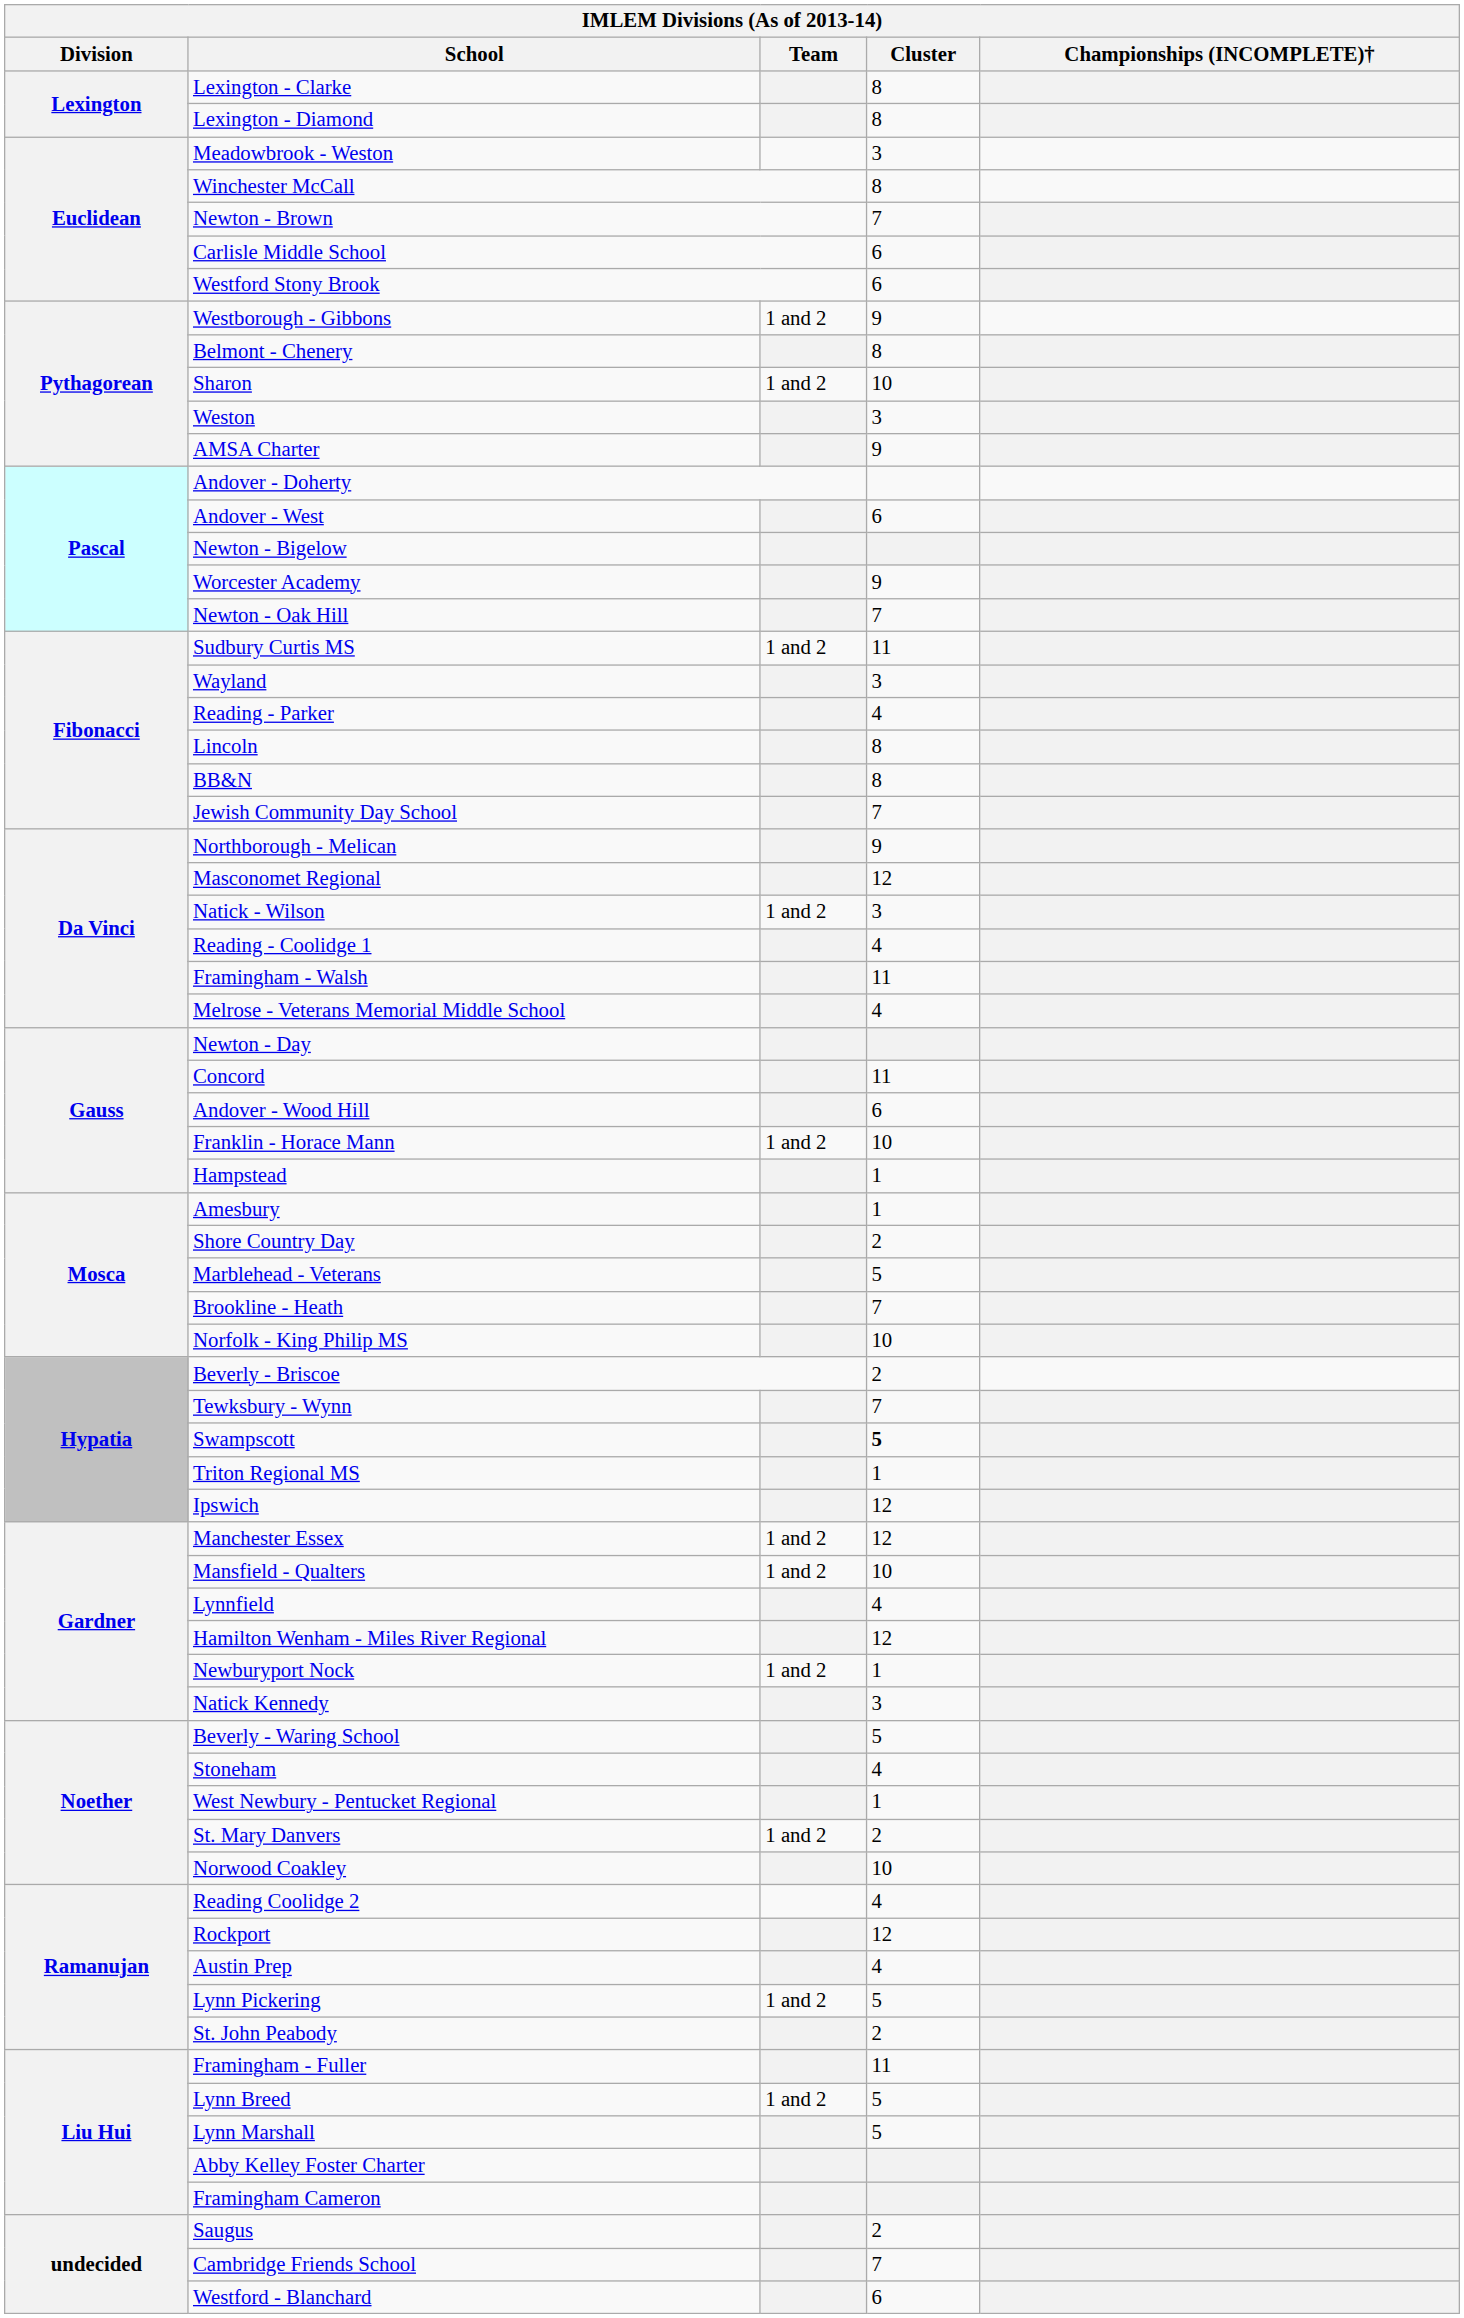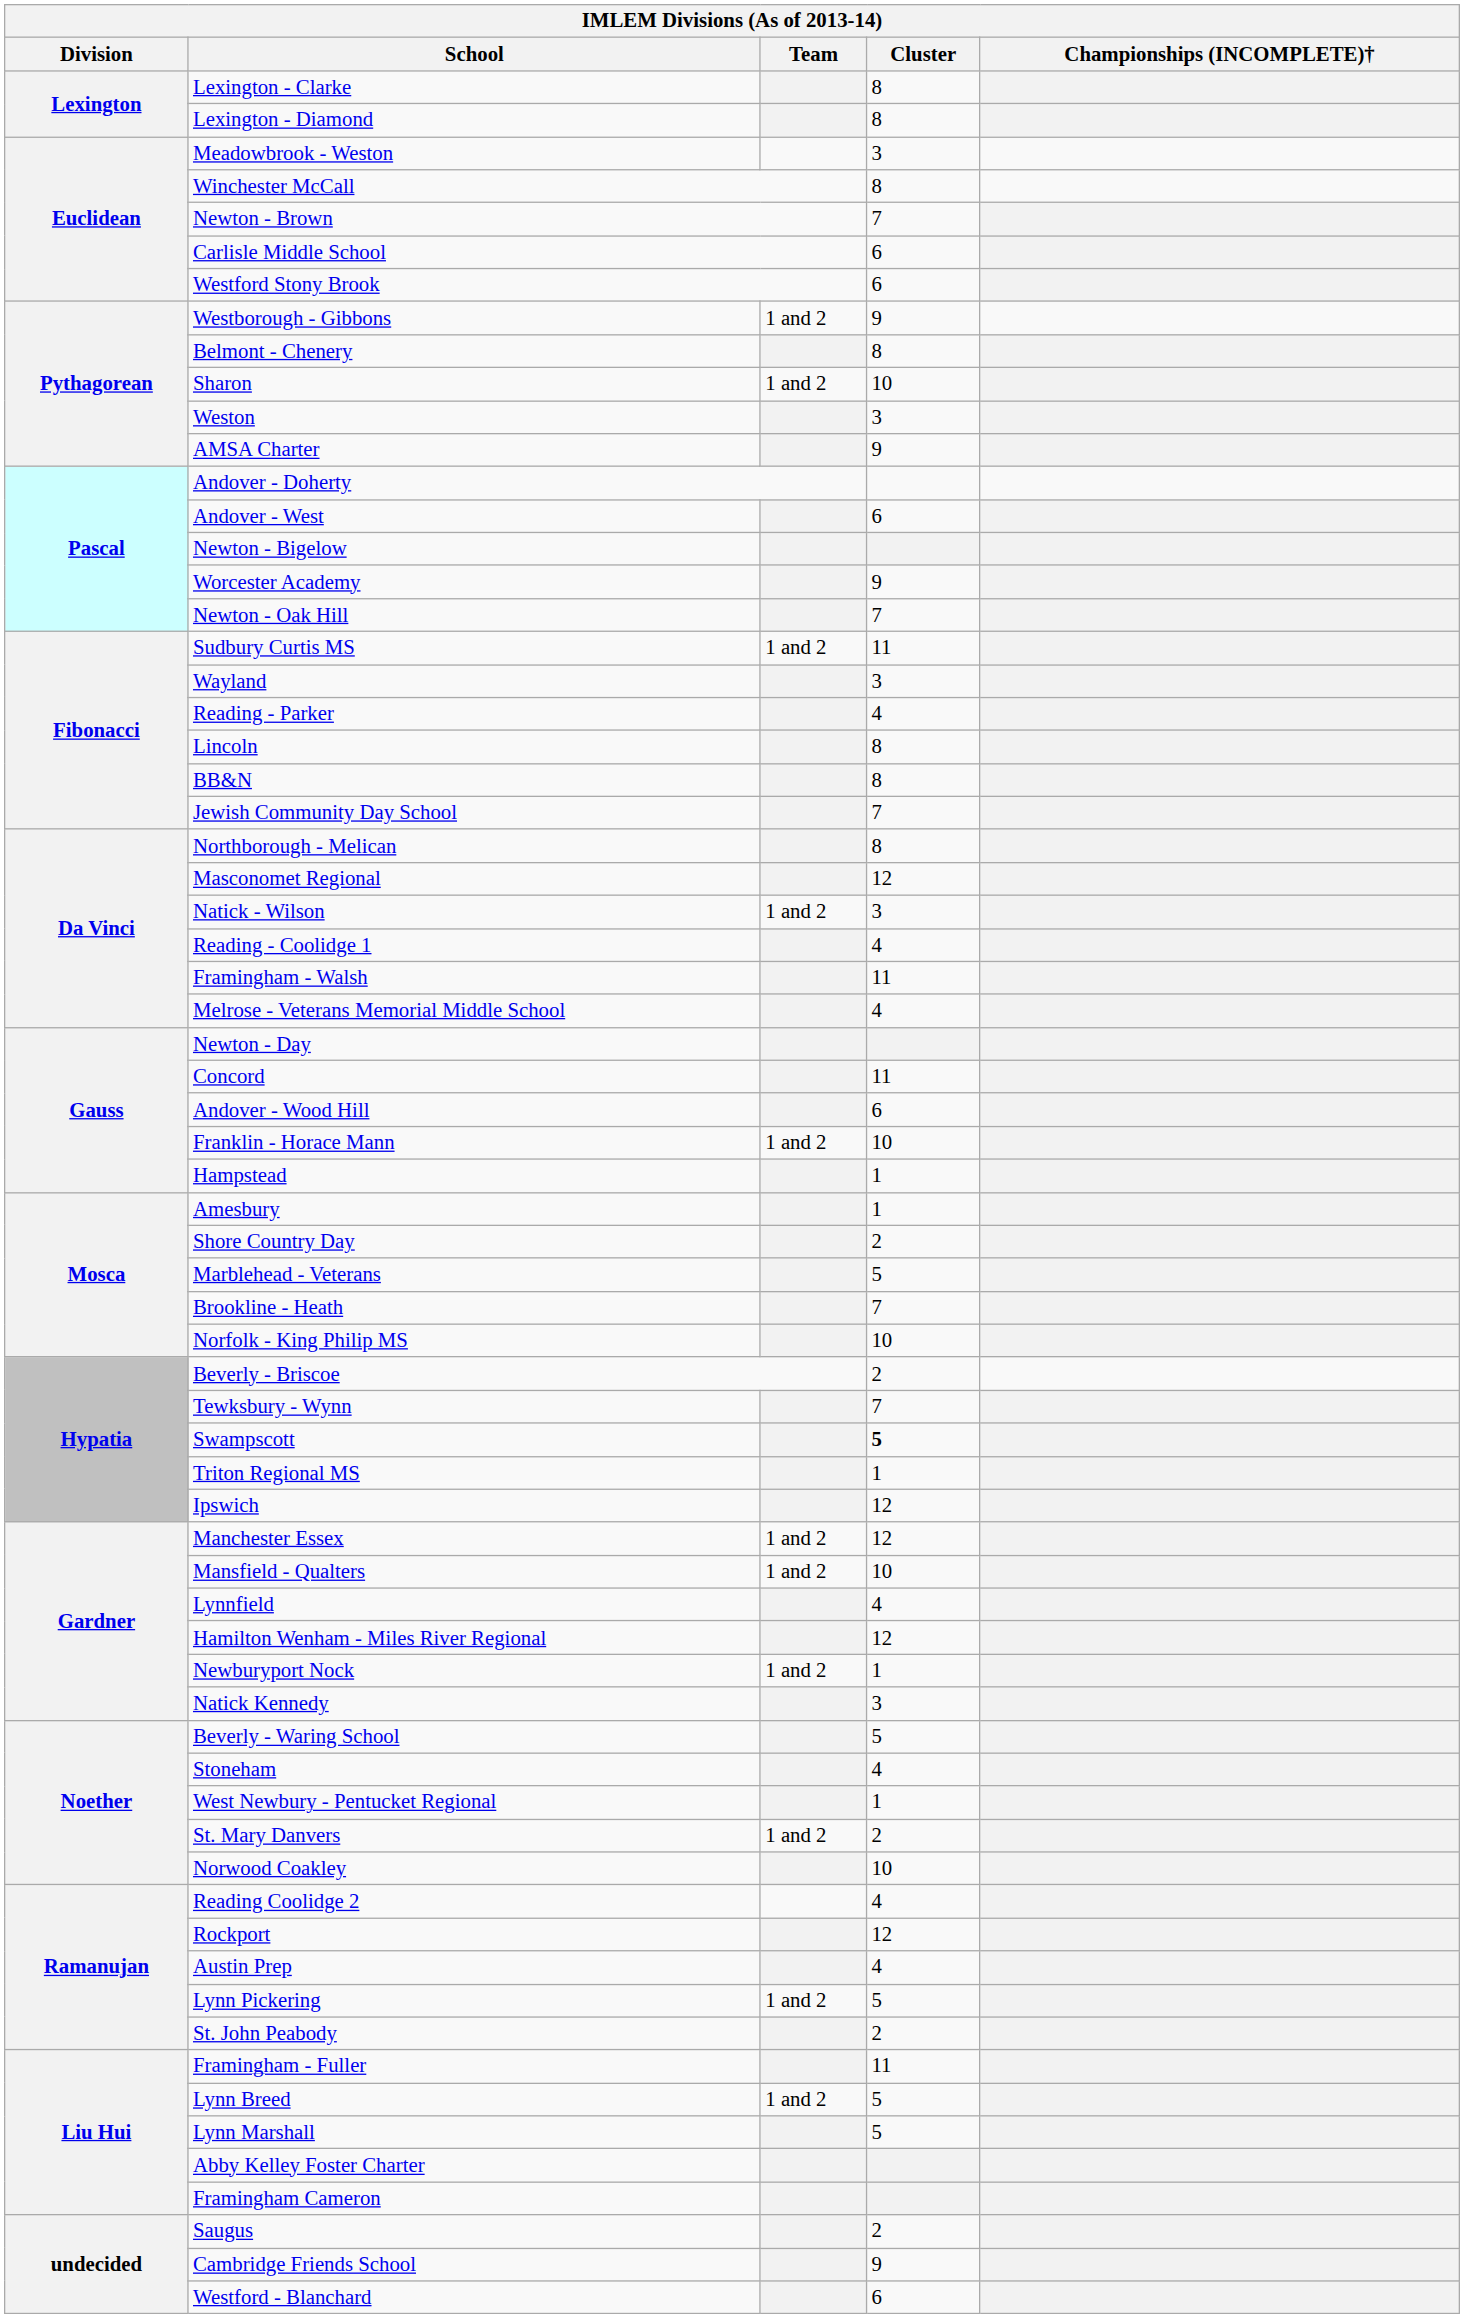(877, 845) 9 -> (877, 845) 8
(877, 2264) 7 -> (877, 2264) 9
